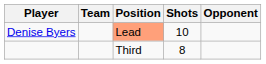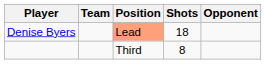(182, 31) 10 -> (182, 31) 18
